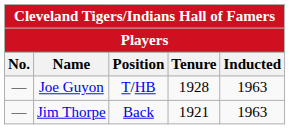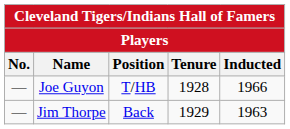(252, 87) 1963 -> (252, 87) 1966
(194, 111) 1921 -> (194, 111) 1929
